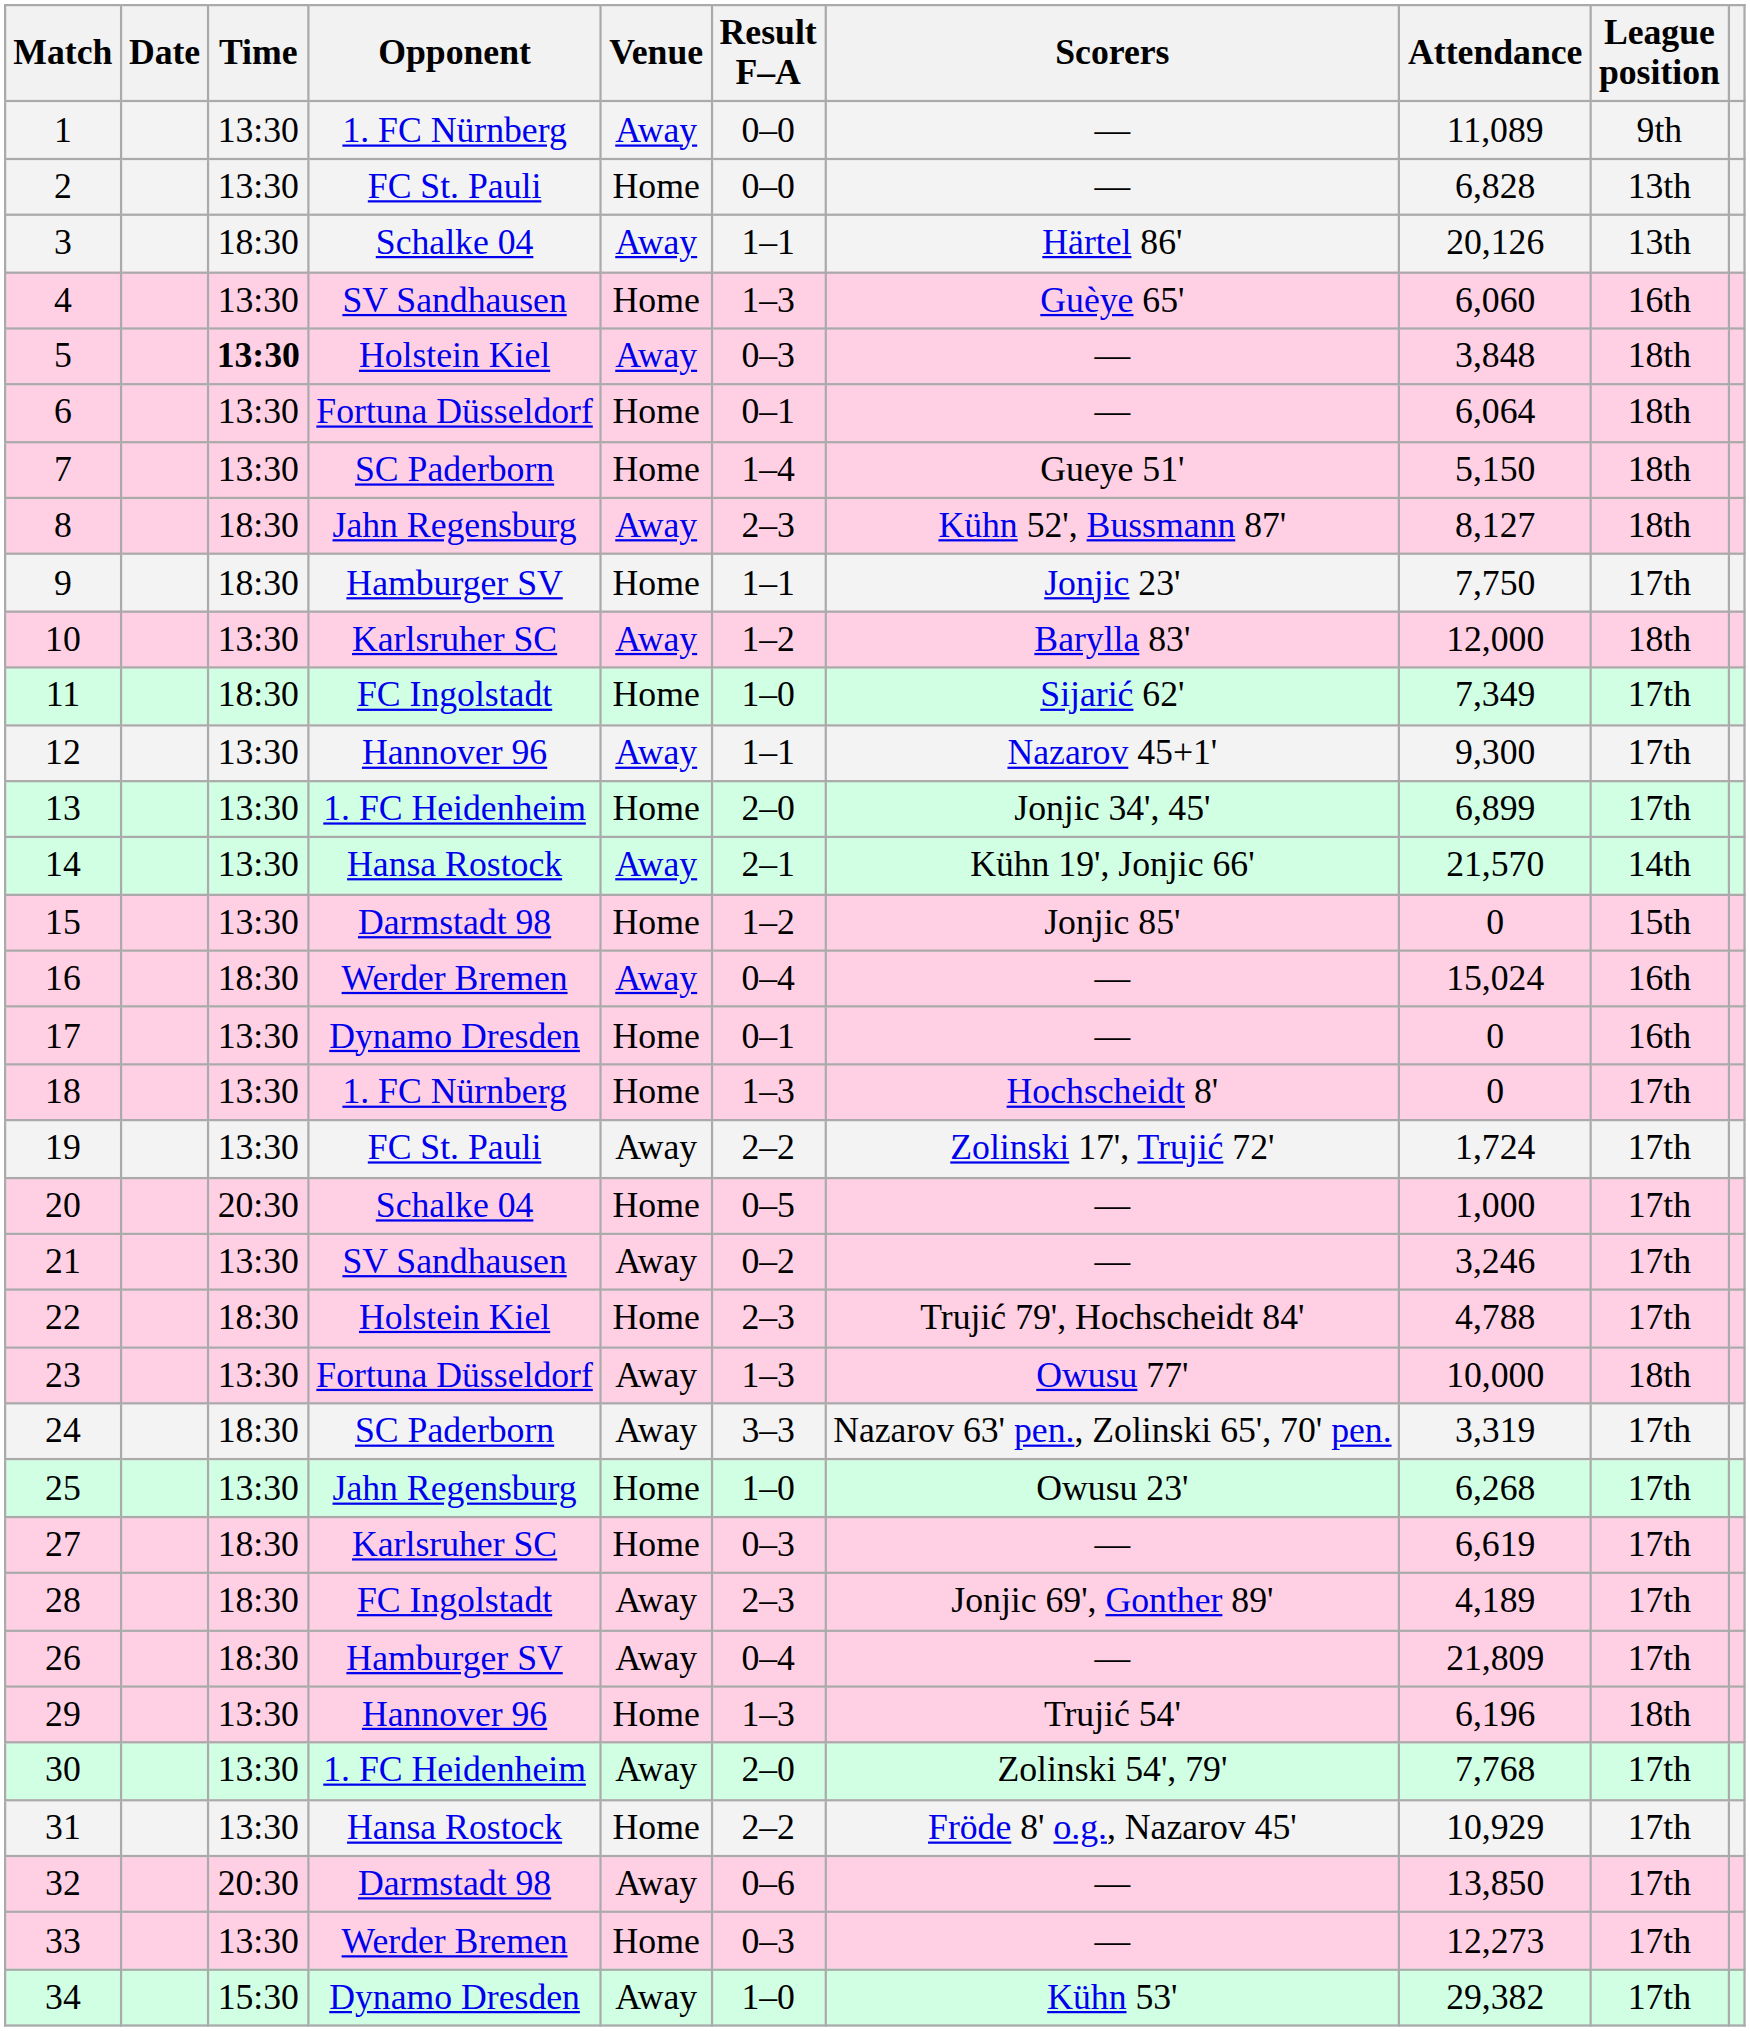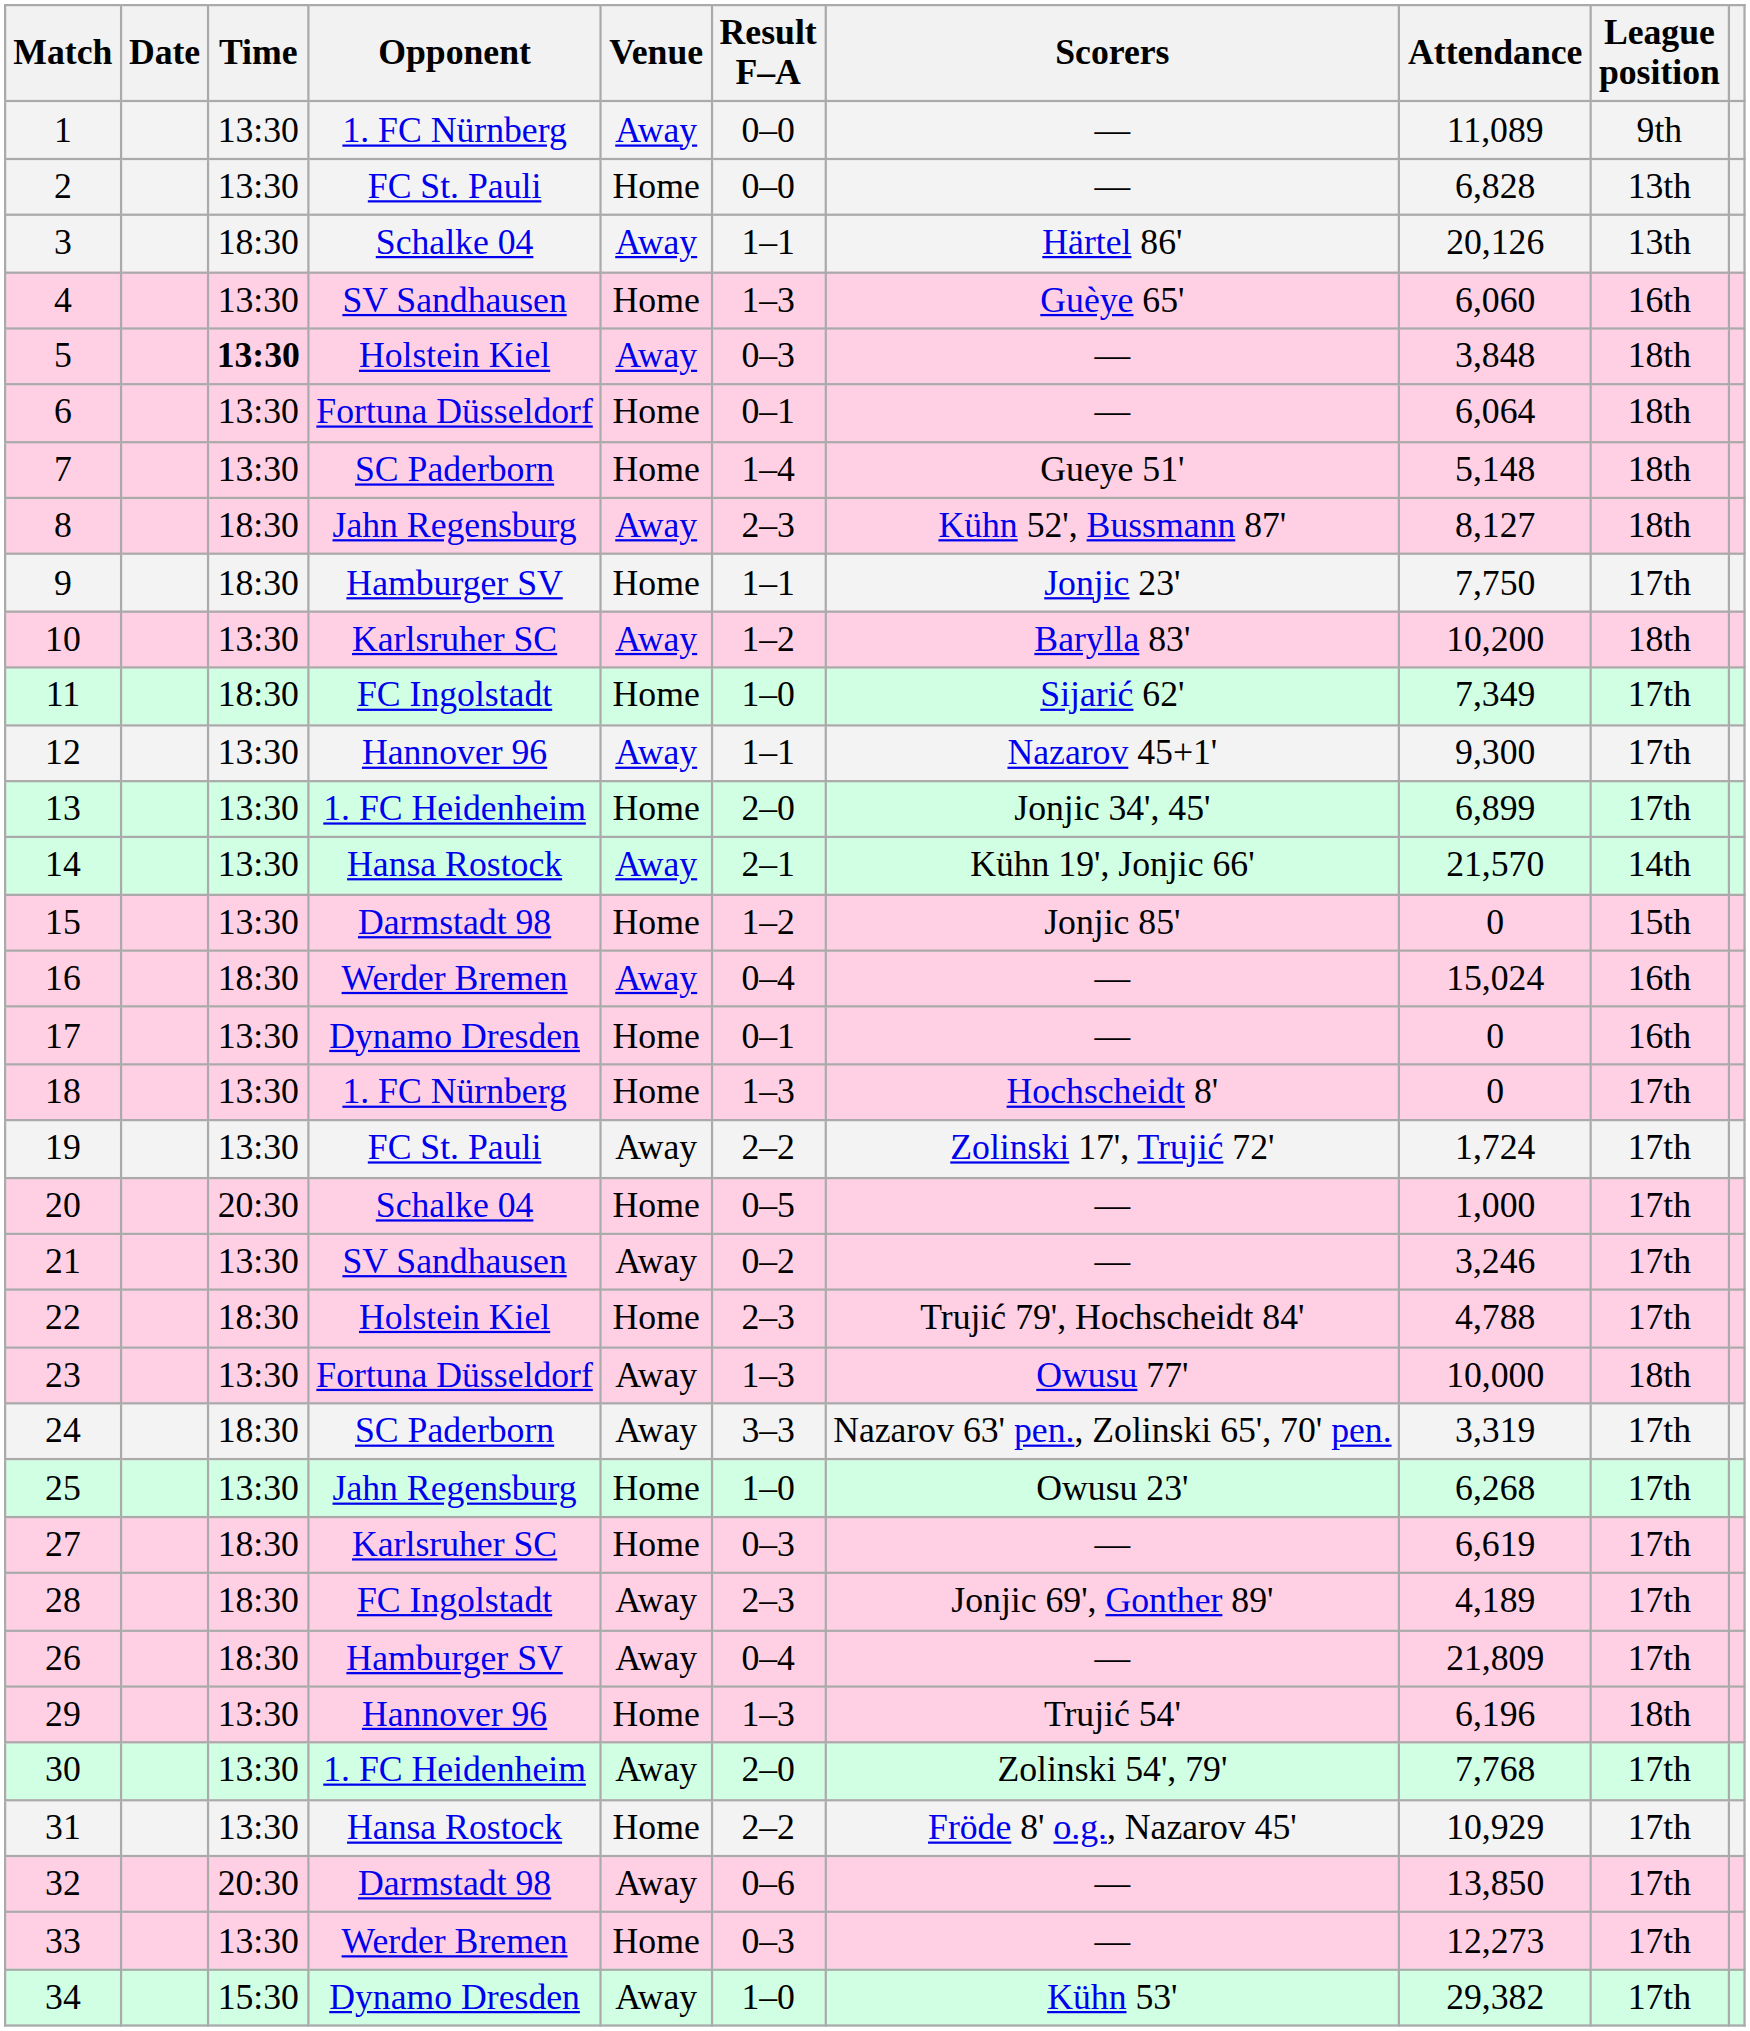(1495, 469) 5,150 -> (1495, 469) 5,148
(1495, 638) 12,000 -> (1495, 638) 10,200
